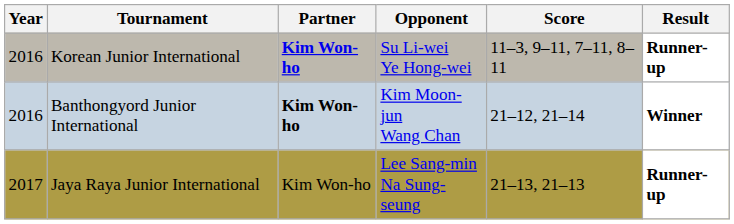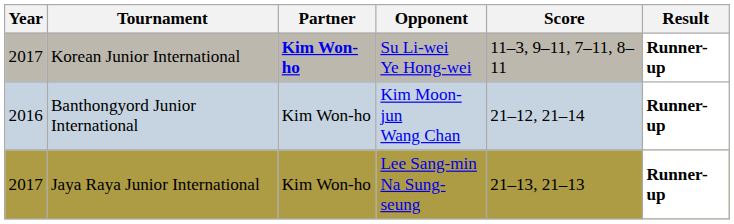(26, 57) 2016 -> (26, 57) 2017
(320, 116) bold -> (326, 116) normal
(674, 116) Winner -> (677, 116) Runner-up
